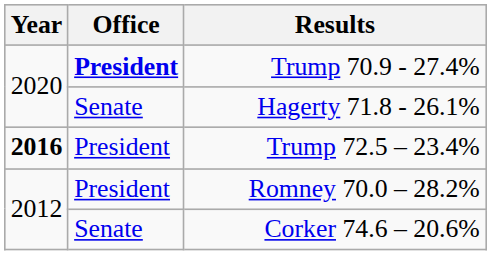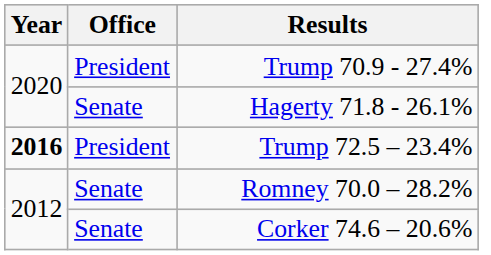(126, 65) bold -> (122, 65) normal
(122, 188) President -> (108, 188) Senate
